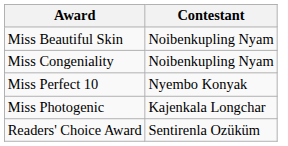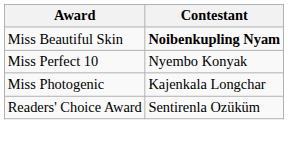(211, 38) normal -> (214, 38) bold
- row: (61, 61)
